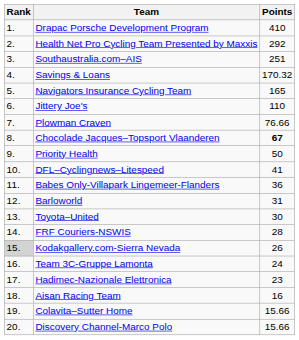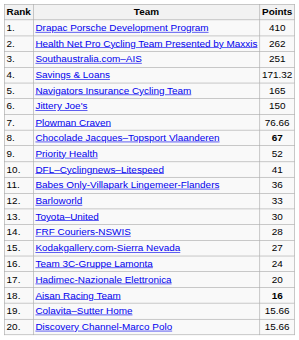(277, 43) 292 -> (277, 43) 262
(277, 75) 170.32 -> (277, 75) 171.32
(277, 106) 110 -> (277, 106) 150
(277, 153) 50 -> (277, 153) 52
(277, 201) 31 -> (277, 201) 33
(13, 248) lightgrey background -> (13, 248) no background
(277, 248) 26 -> (277, 248) 27
(277, 279) 23 -> (277, 279) 20
(277, 295) normal -> (277, 295) bold
